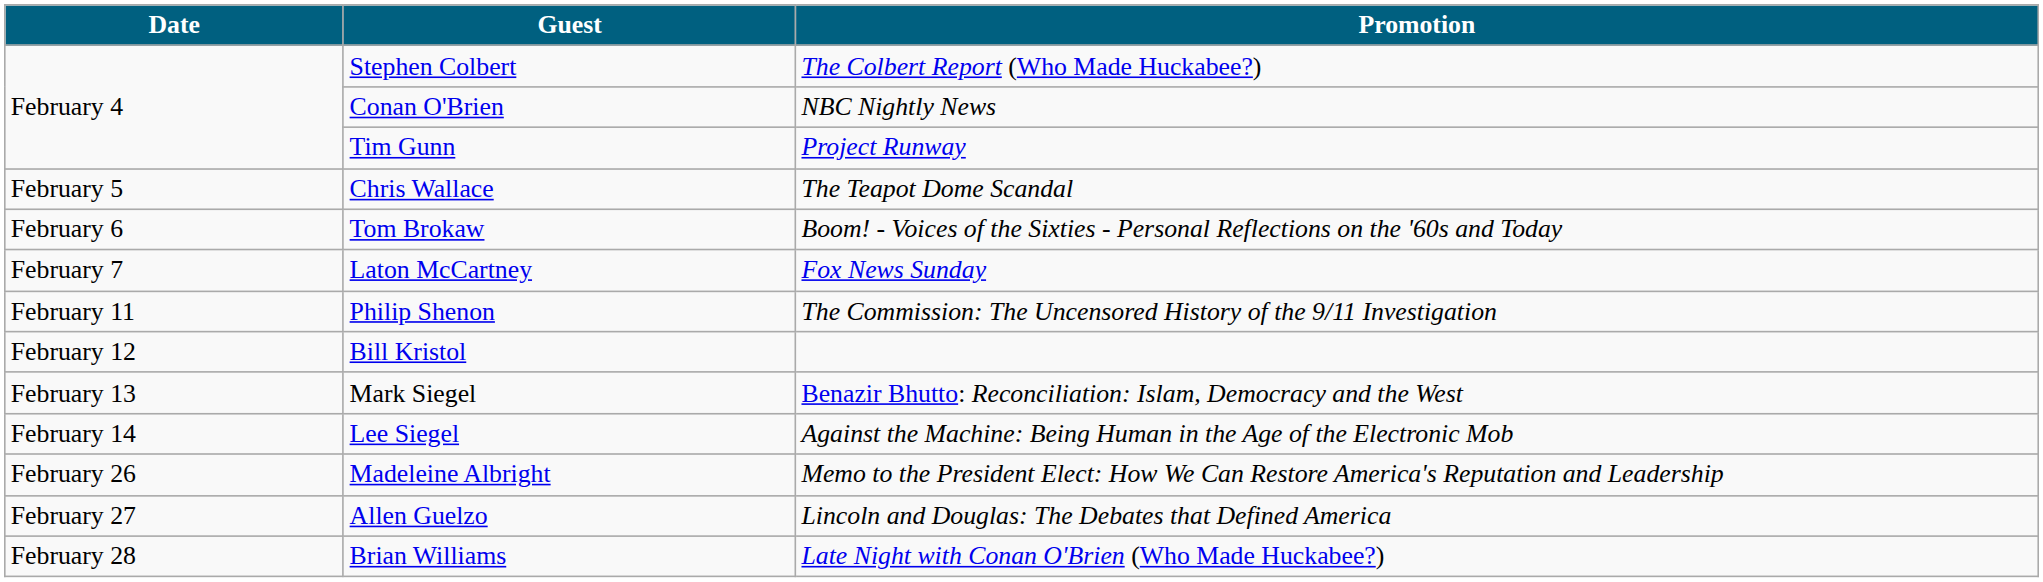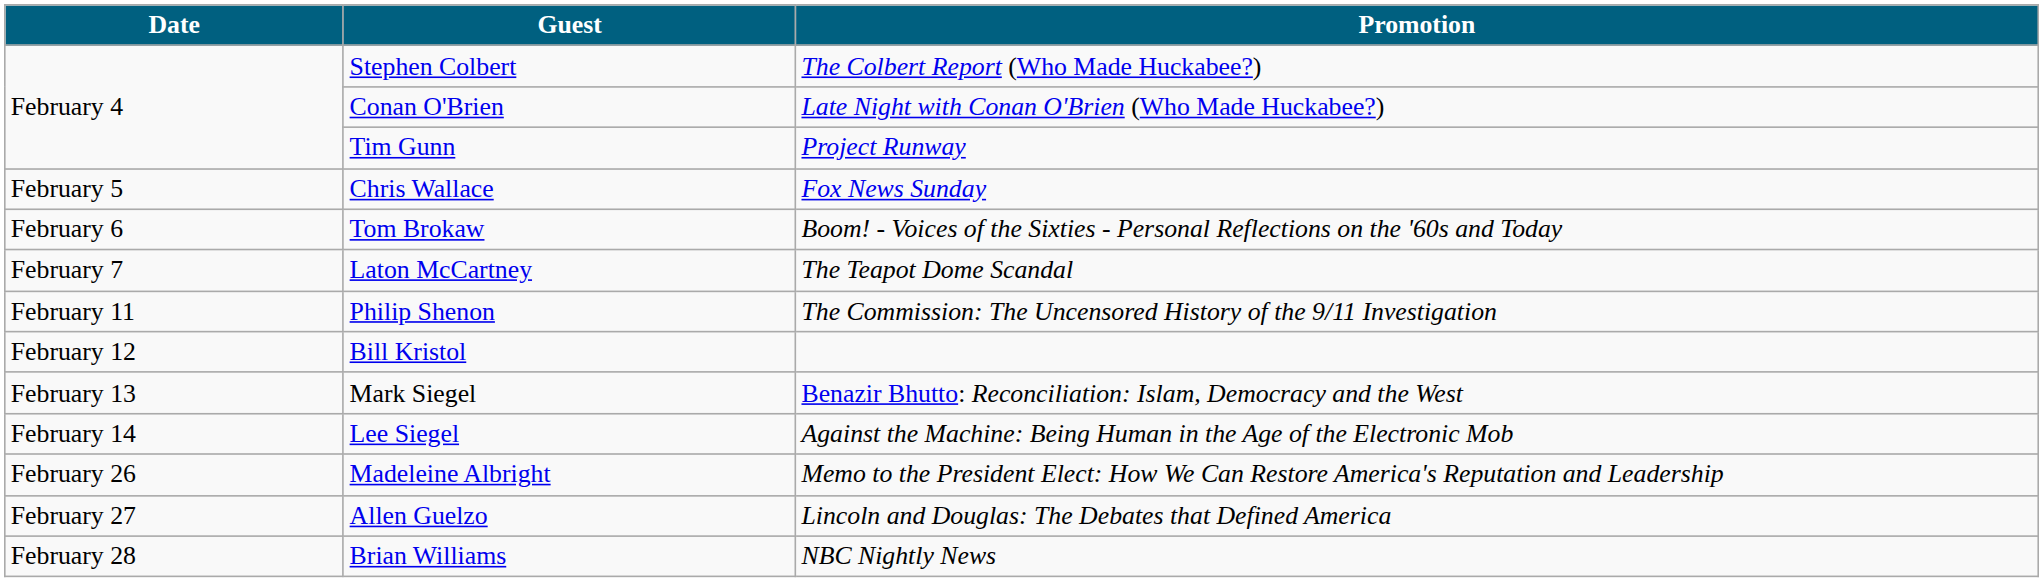(899, 106) NBC Nightly News -> (1093, 106) Late Night with Conan O'Brien (Who Made Huckabee?)
(937, 188) The Teapot Dome Scandal -> (894, 188) Fox News Sunday
(894, 270) Fox News Sunday -> (937, 270) The Teapot Dome Scandal
(1093, 556) Late Night with Conan O'Brien (Who Made Huckabee?) -> (899, 556) NBC Nightly News
